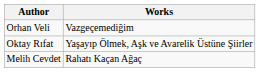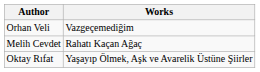rows swapped: (30, 43) <-> (34, 59)
